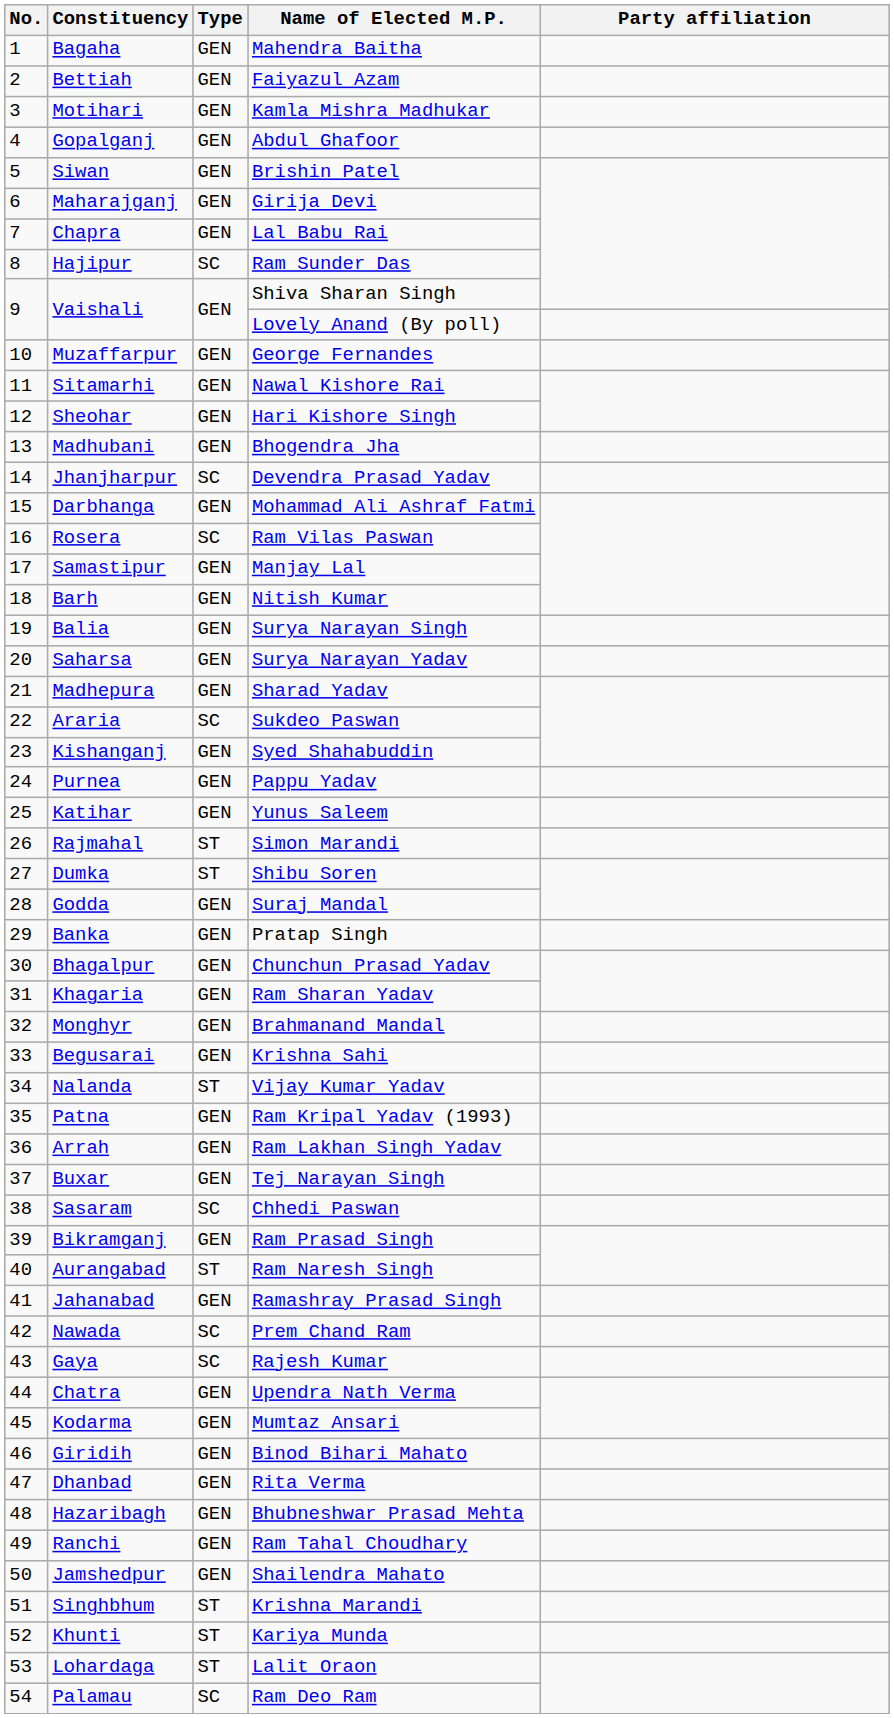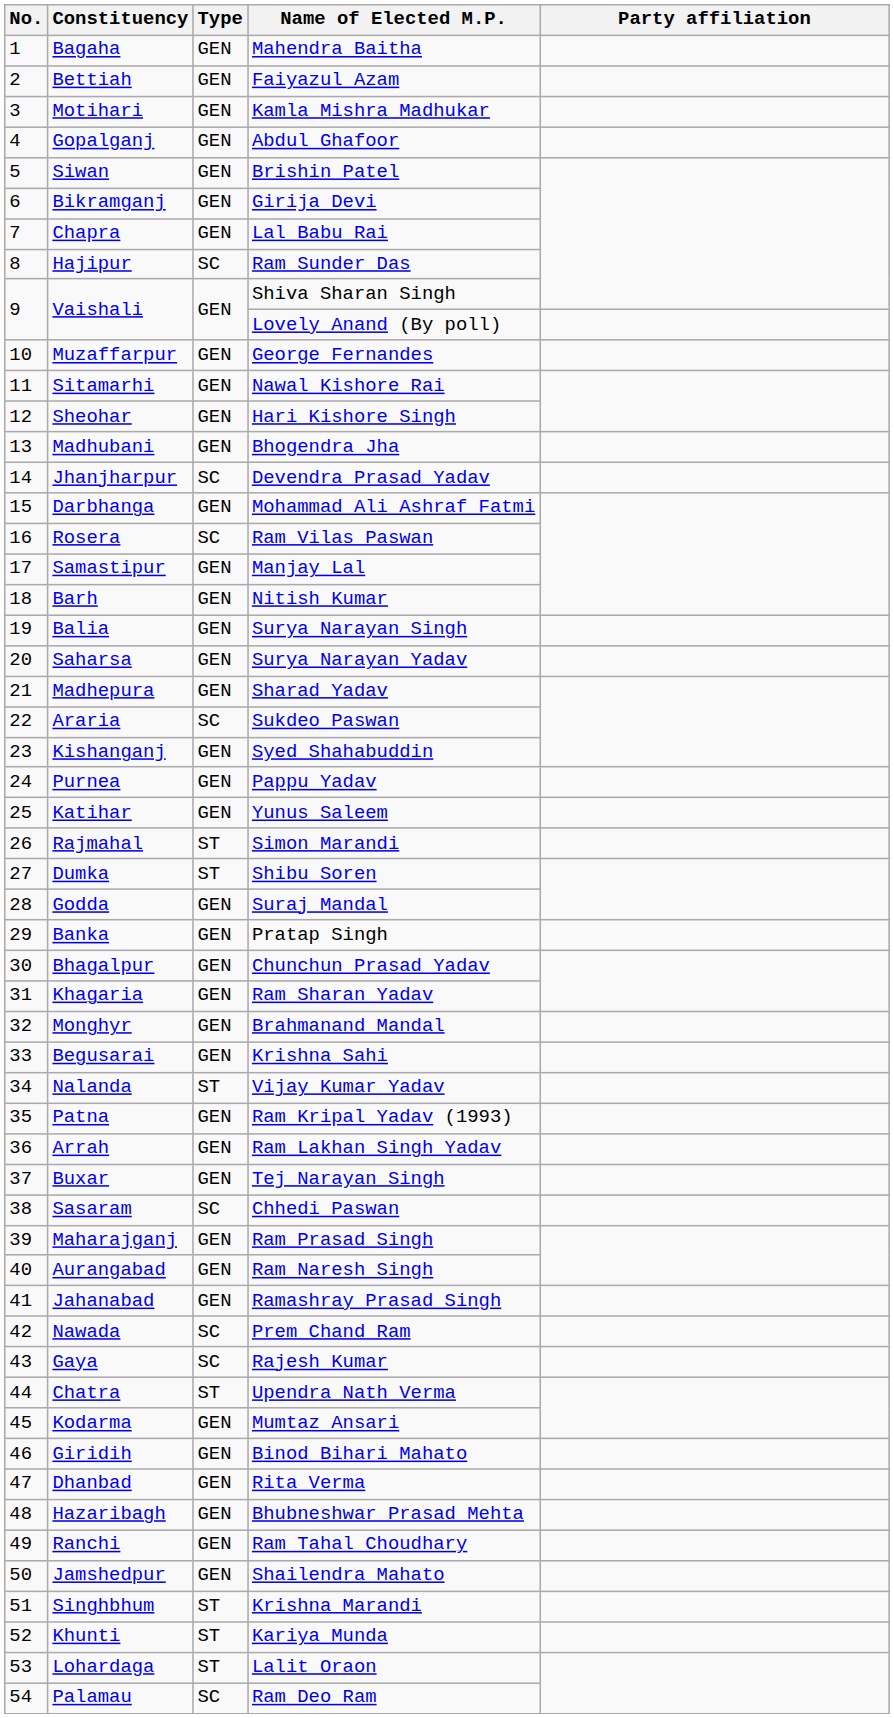(115, 203) Maharajganj -> (109, 203) Bikramganj
(109, 1241) Bikramganj -> (115, 1241) Maharajganj
(209, 1271) ST -> (215, 1271) GEN
(215, 1393) GEN -> (209, 1393) ST
